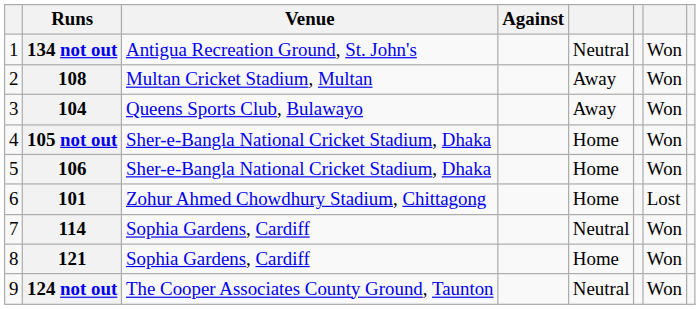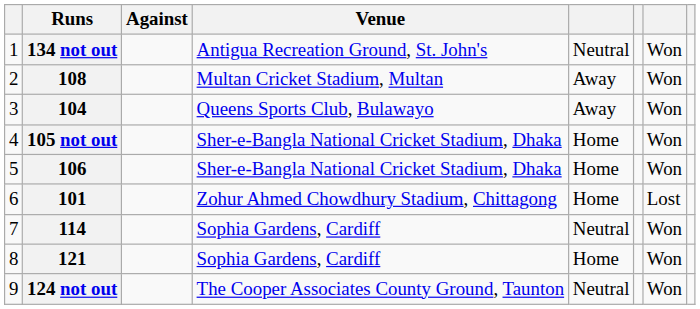columns swapped: (533, 19) <-> (310, 19)
